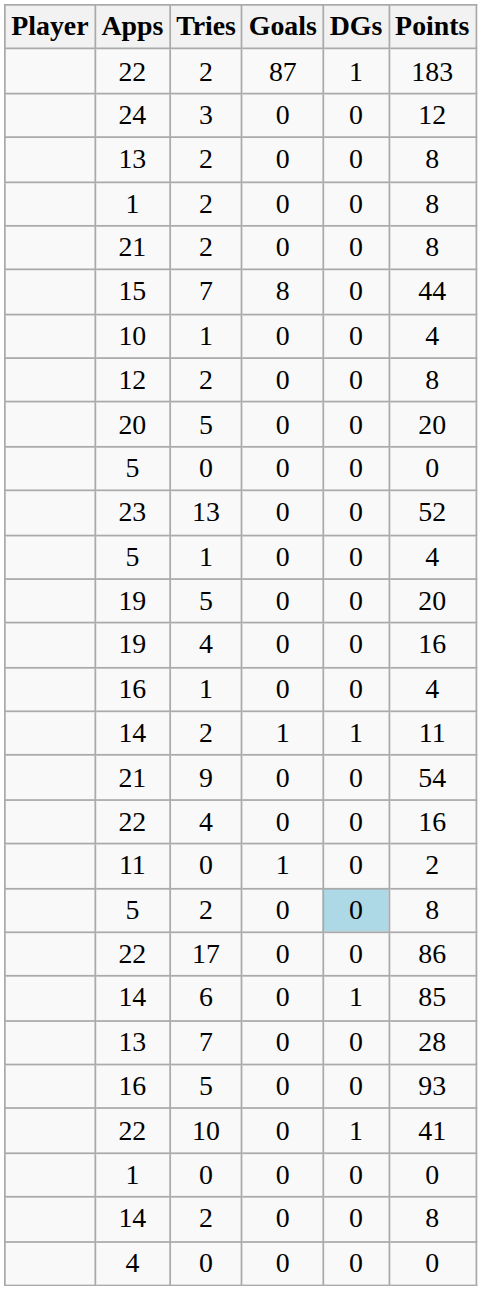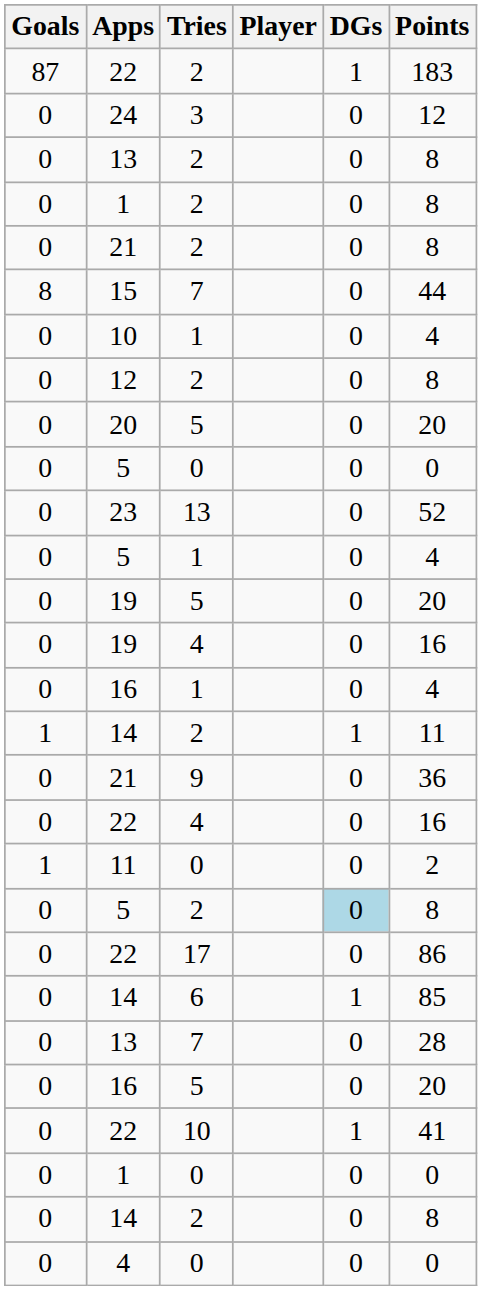columns swapped: (50, 26) <-> (283, 26)
(432, 777) 54 -> (432, 777) 36
(432, 1086) 93 -> (432, 1086) 20
